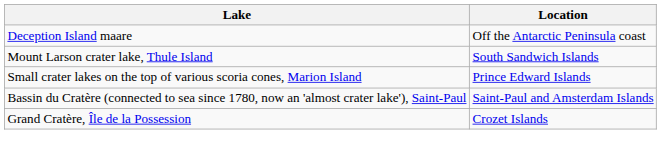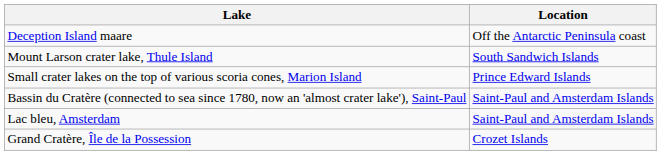+ row: (64, 118)
